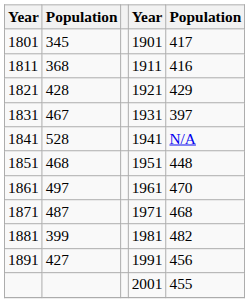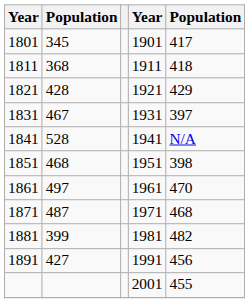(181, 65) 416 -> (181, 65) 418
(181, 163) 448 -> (181, 163) 398
